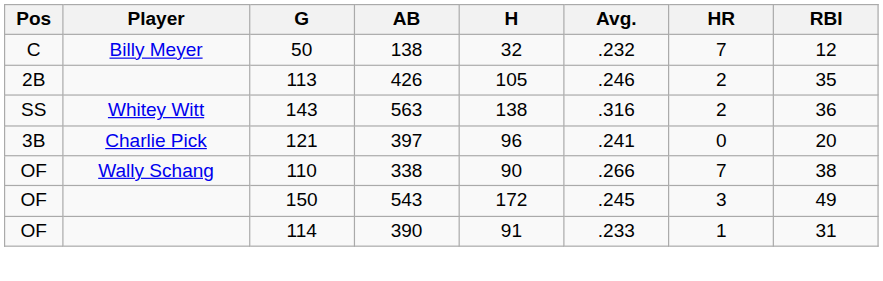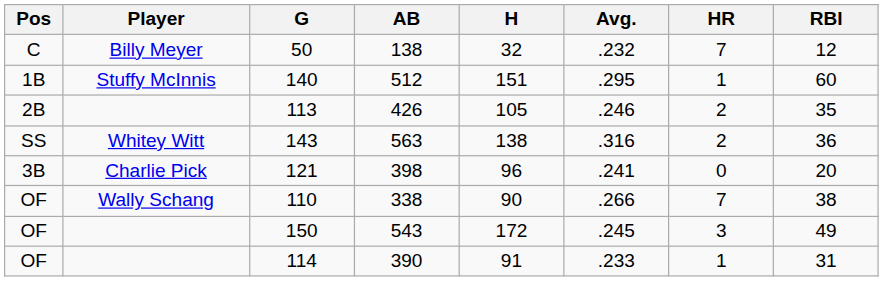+ row: (302, 79)
(407, 140) 397 -> (407, 170) 398
